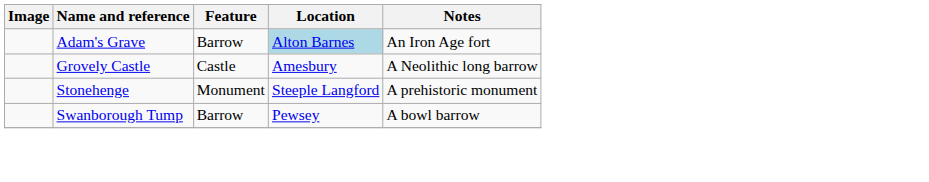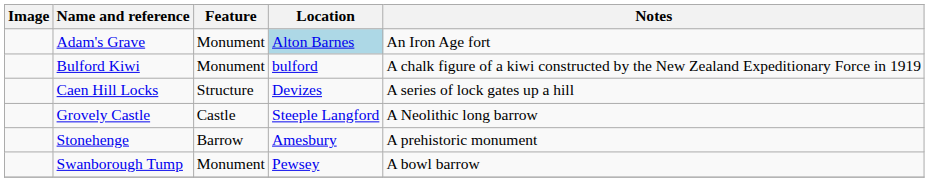(220, 41) Barrow -> (231, 41) Monument
+ row: (98, 66)
+ row: (107, 90)
(304, 66) Amesbury -> (326, 115) Steeple Langford
(231, 90) Monument -> (220, 139) Barrow
(326, 90) Steeple Langford -> (304, 139) Amesbury
(220, 115) Barrow -> (231, 164) Monument
